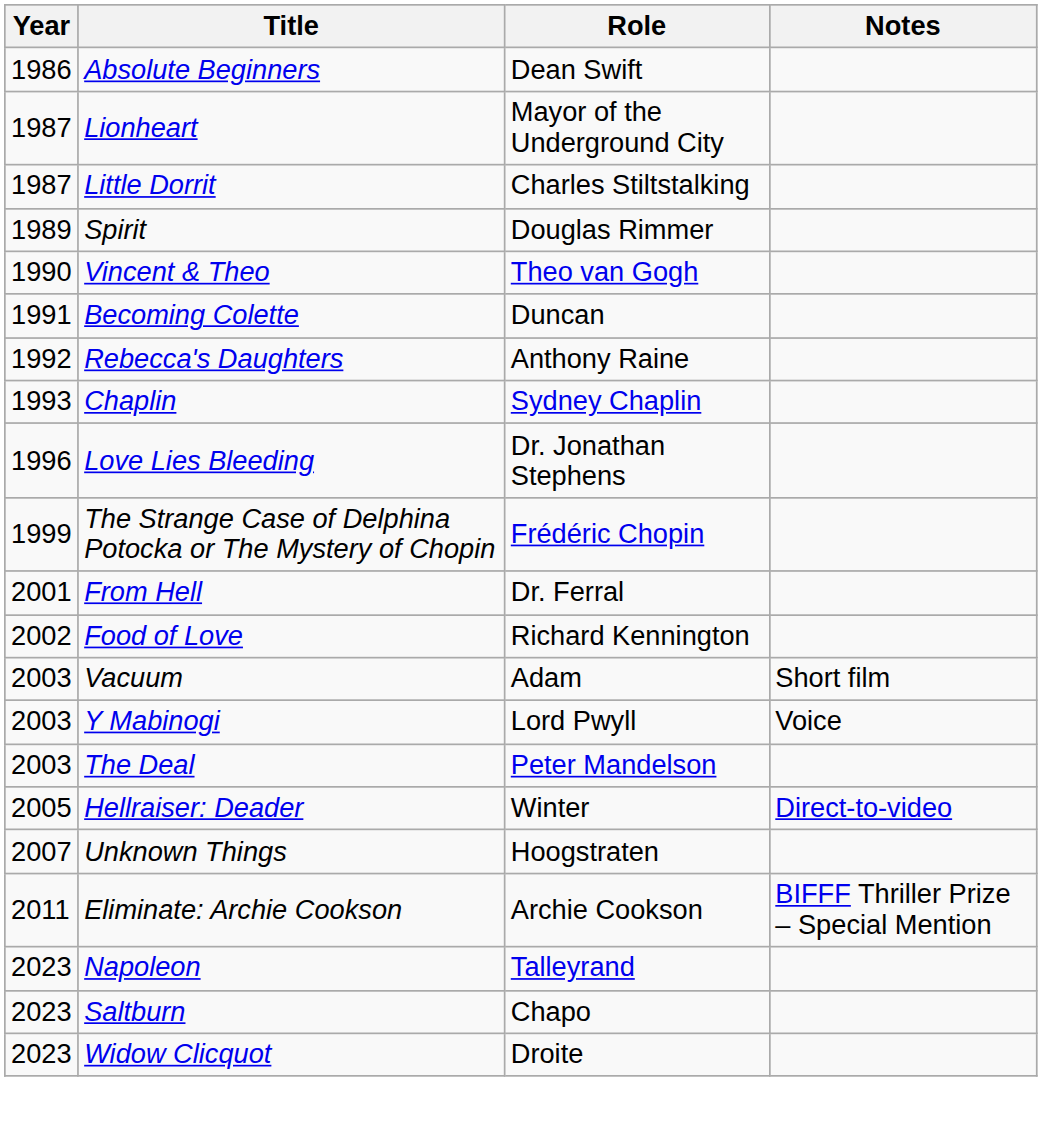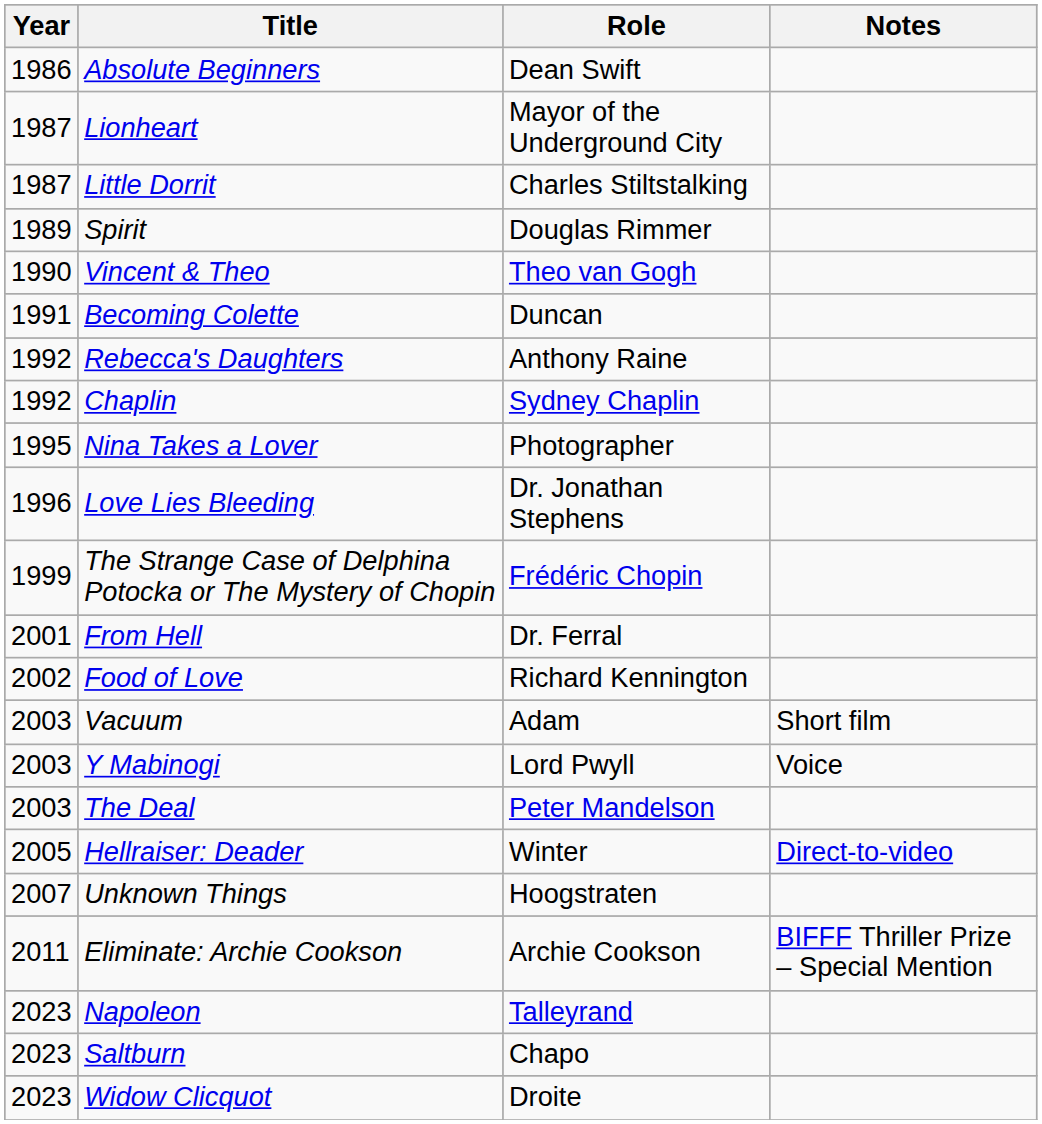(41, 401) 1993 -> (41, 401) 1992
+ row: (201, 444)
